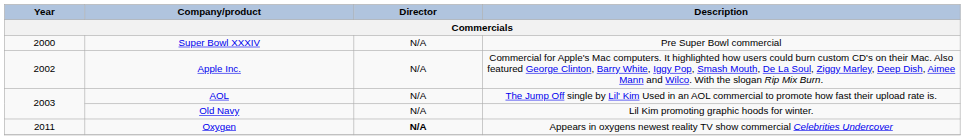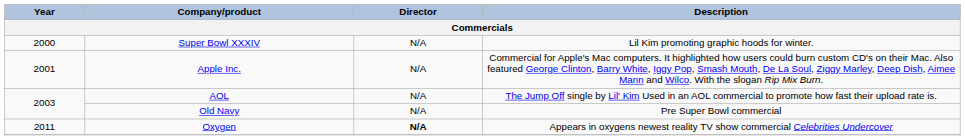(721, 43) Pre Super Bowl commercial -> (721, 43) Lil Kim promoting graphic hoods for winter.
(44, 69) 2002 -> (44, 69) 2001
(721, 111) Lil Kim promoting graphic hoods for winter. -> (721, 111) Pre Super Bowl commercial
